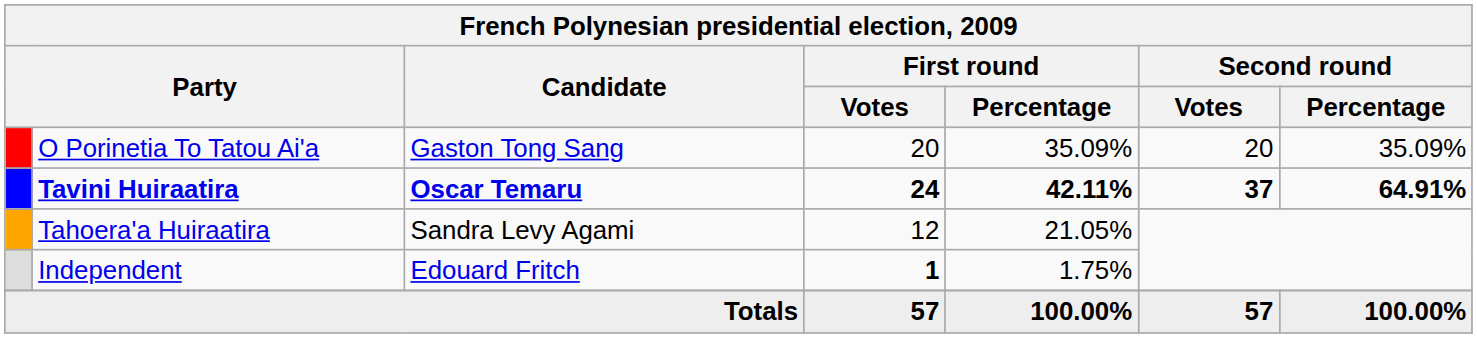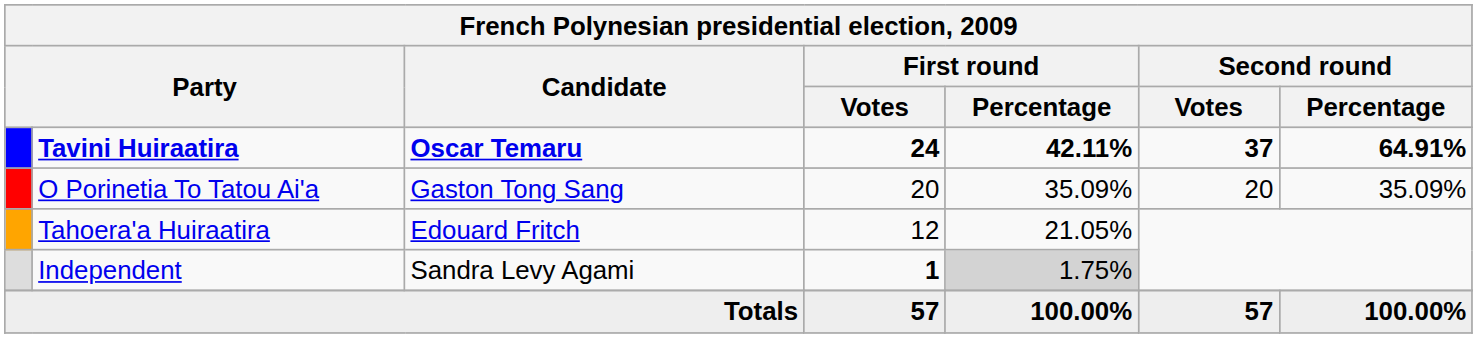rows swapped: (138, 189) <-> (179, 148)
(522, 230) Sandra Levy Agami -> (495, 230) Edouard Fritch
(495, 271) Edouard Fritch -> (522, 271) Sandra Levy Agami
(1096, 271) no background -> (1096, 271) lightgrey background
